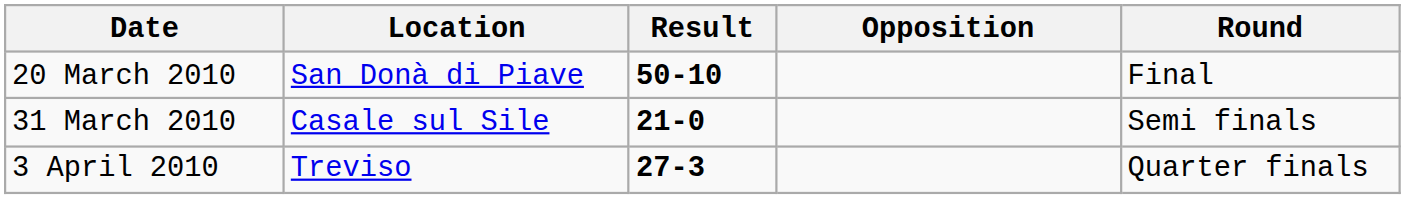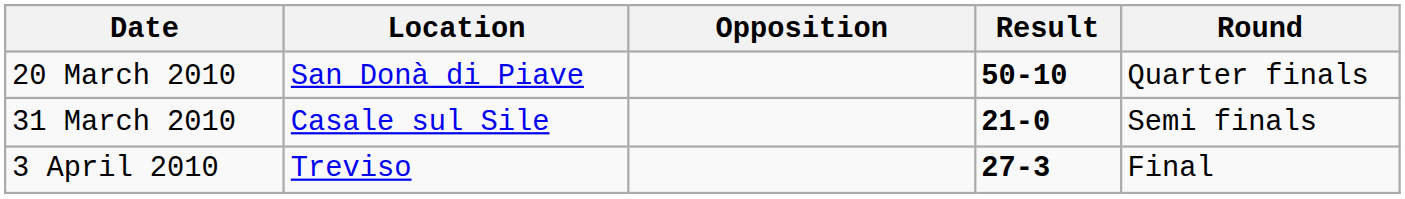columns swapped: (948, 29) <-> (702, 29)
(1171, 75) Final -> (1248, 75) Quarter finals
(1248, 169) Quarter finals -> (1171, 169) Final
